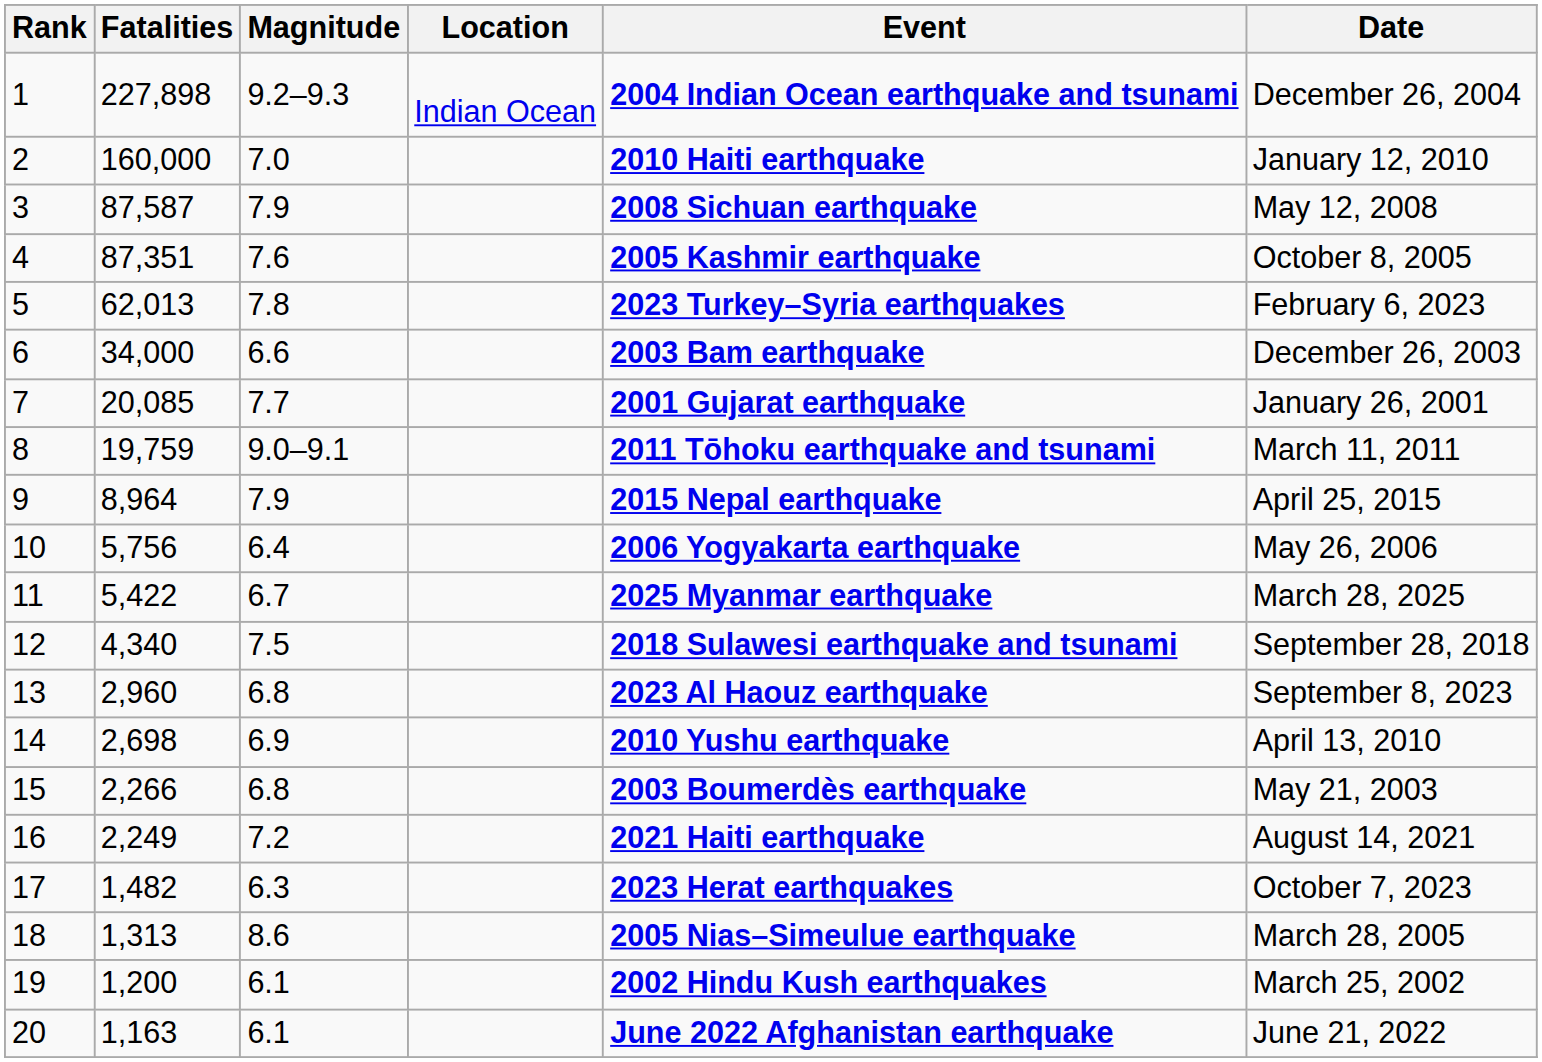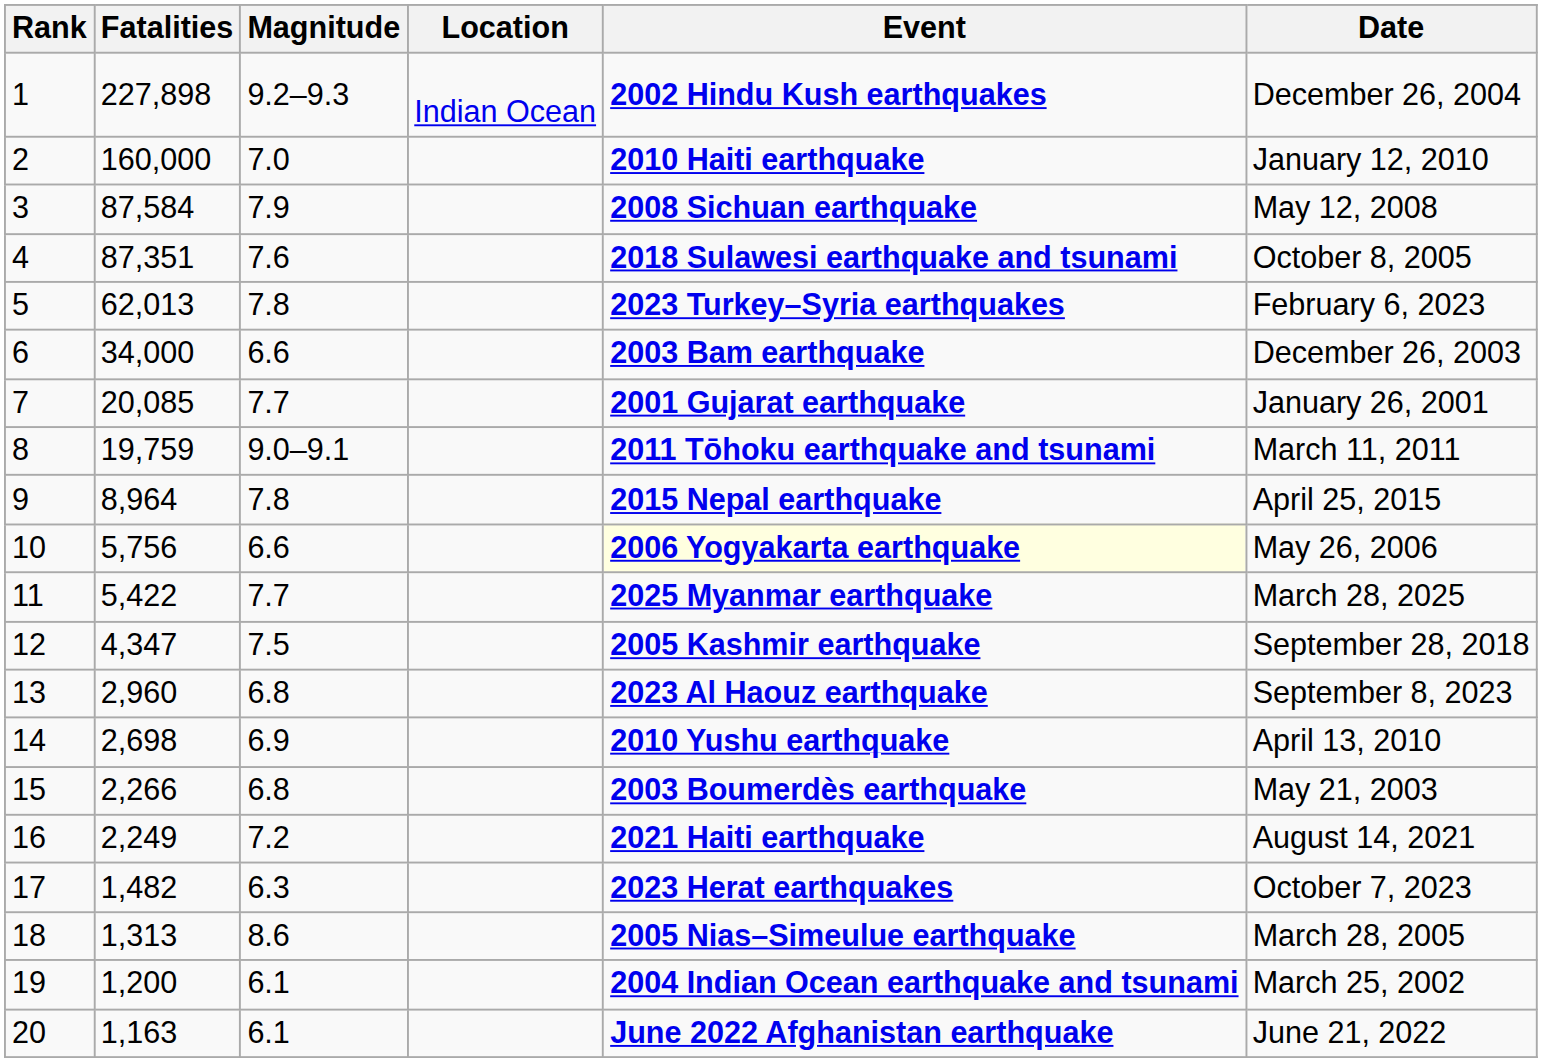(924, 94) 2004 Indian Ocean earthquake and tsunami -> (828, 94) 2002 Hindu Kush earthquakes
(148, 208) 87,587 -> (148, 208) 87,584
(795, 256) 2005 Kashmir earthquake -> (894, 256) 2018 Sulawesi earthquake and tsunami
(269, 499) 7.9 -> (269, 499) 7.8
(269, 547) 6.4 -> (269, 547) 6.6
(815, 547) no background -> (815, 547) lightyellow background
(269, 596) 6.7 -> (269, 596) 7.7
(139, 644) 4,340 -> (139, 644) 4,347
(894, 644) 2018 Sulawesi earthquake and tsunami -> (795, 644) 2005 Kashmir earthquake
(828, 983) 2002 Hindu Kush earthquakes -> (924, 983) 2004 Indian Ocean earthquake and tsunami
